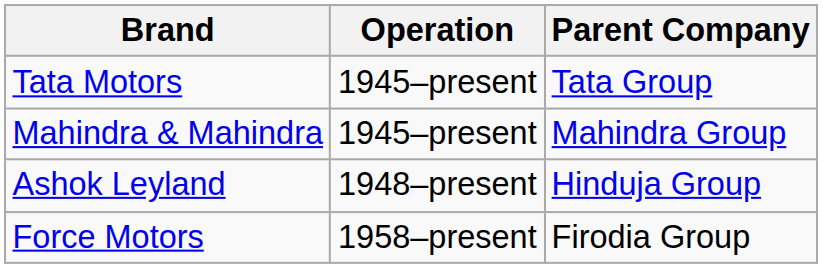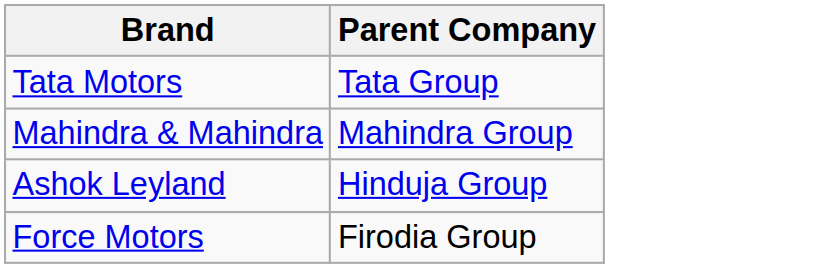- column: (437, 30)
